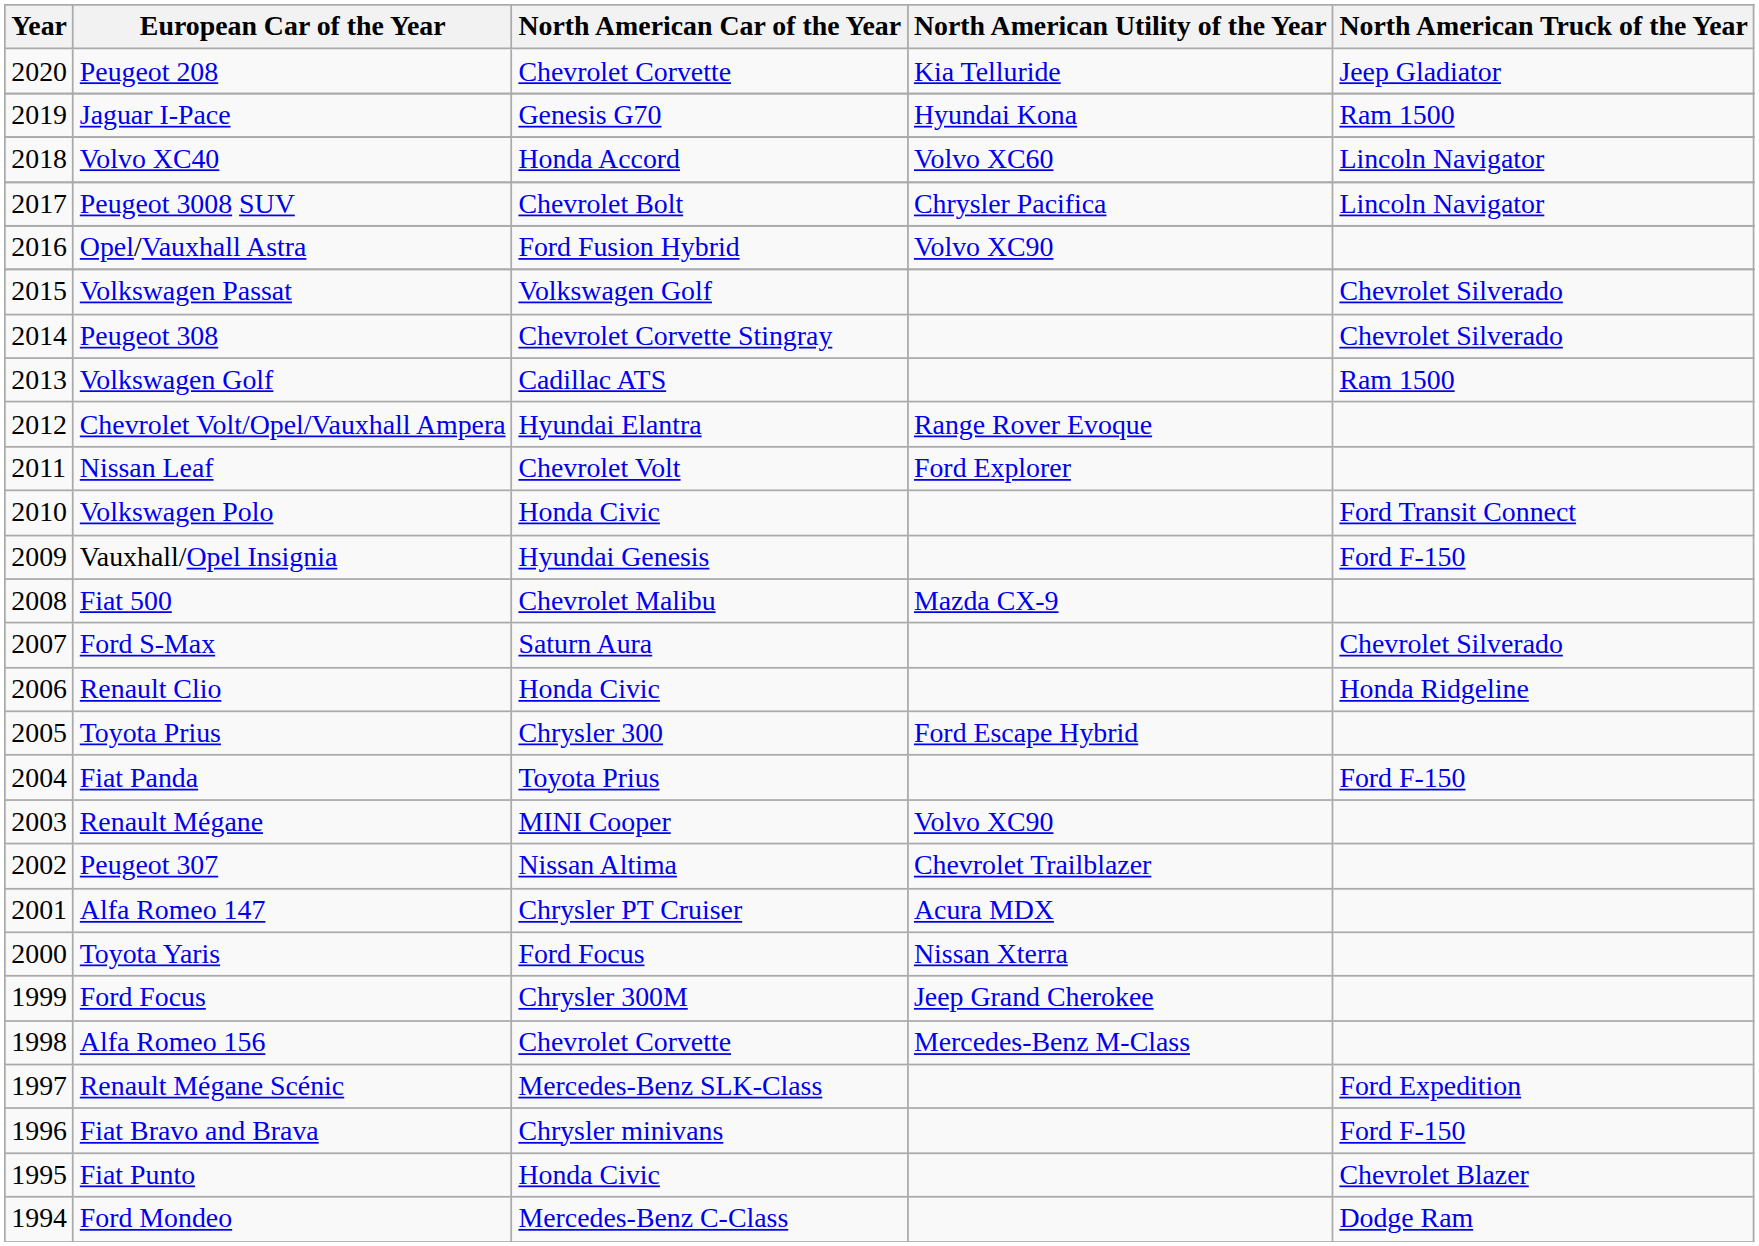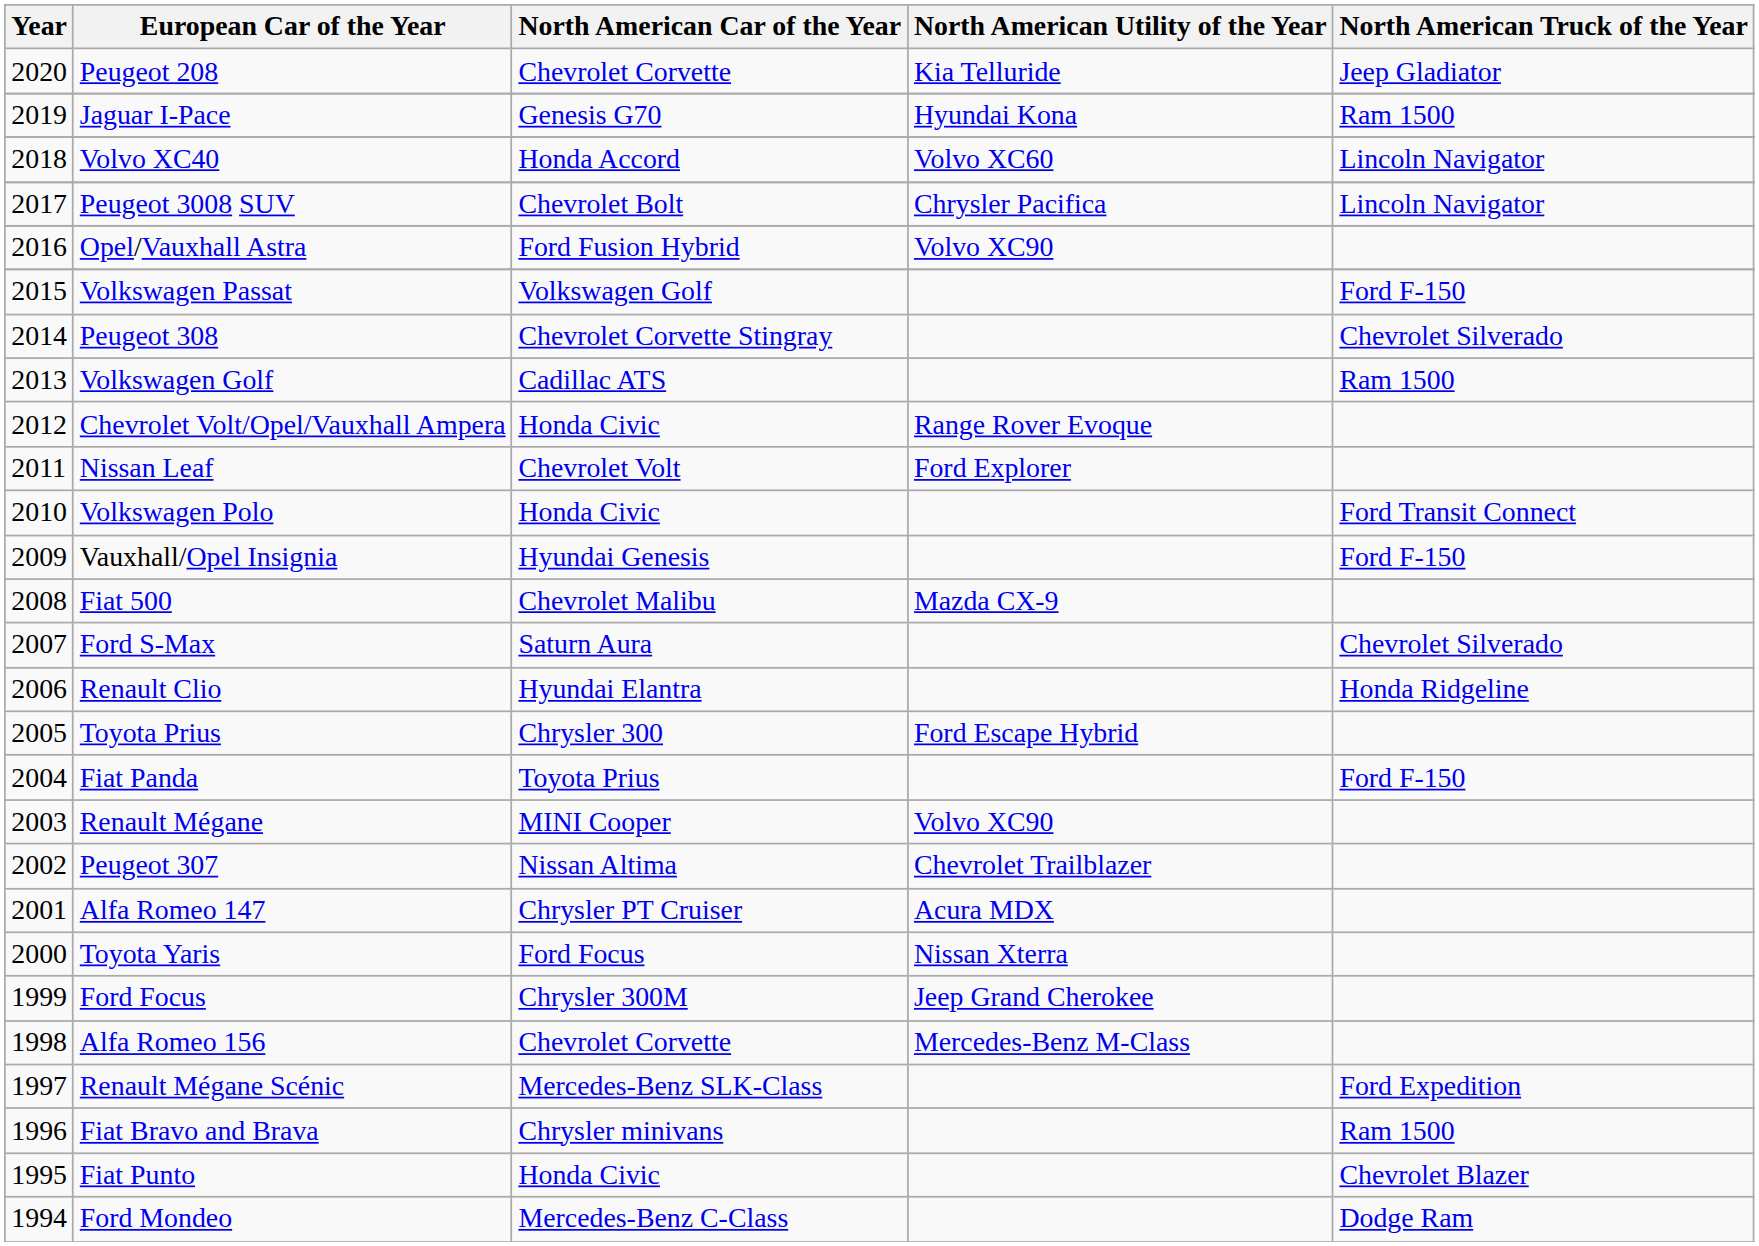(1451, 291) Chevrolet Silverado -> (1402, 291) Ford F-150
(610, 423) Hyundai Elantra -> (589, 423) Honda Civic
(589, 688) Honda Civic -> (610, 688) Hyundai Elantra
(1402, 1130) Ford F-150 -> (1397, 1130) Ram 1500
